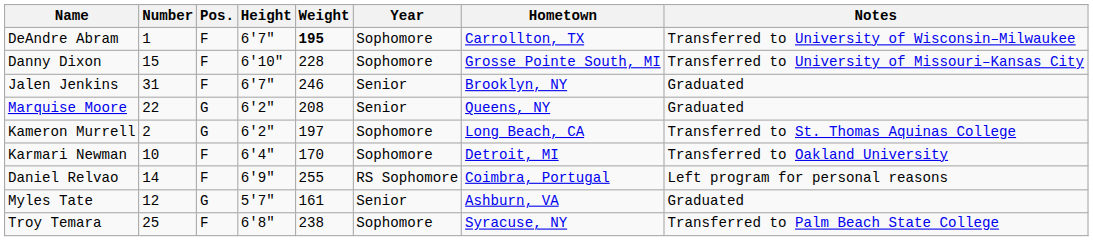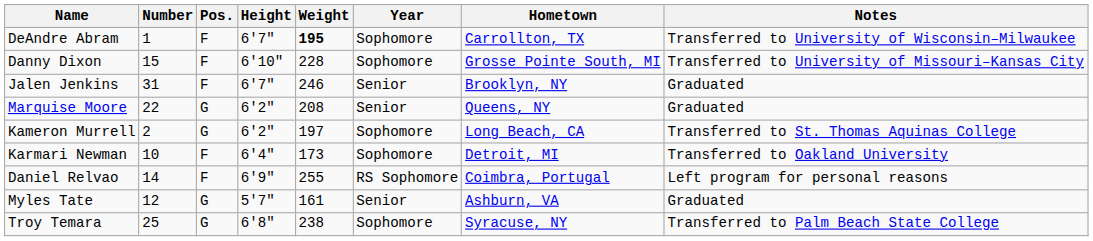(311, 155) 170 -> (311, 155) 173
(204, 224) F -> (204, 224) G
